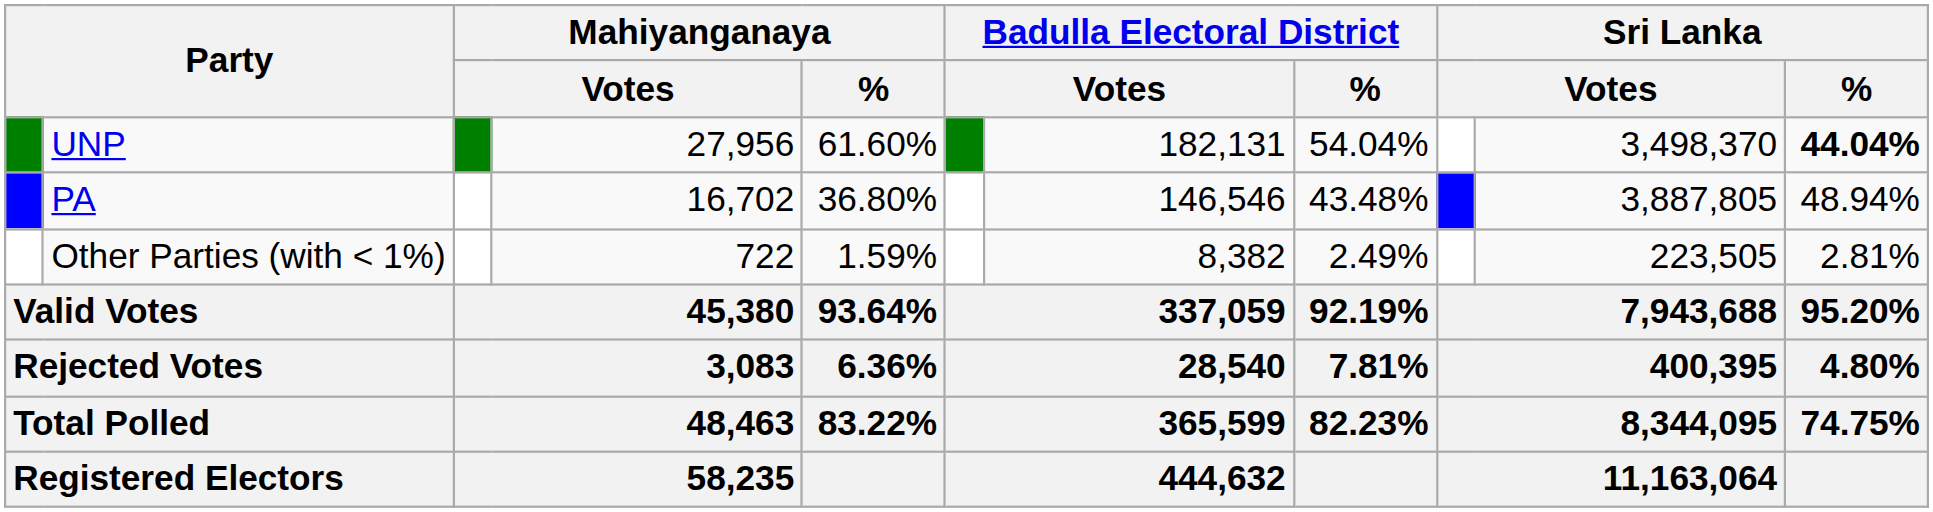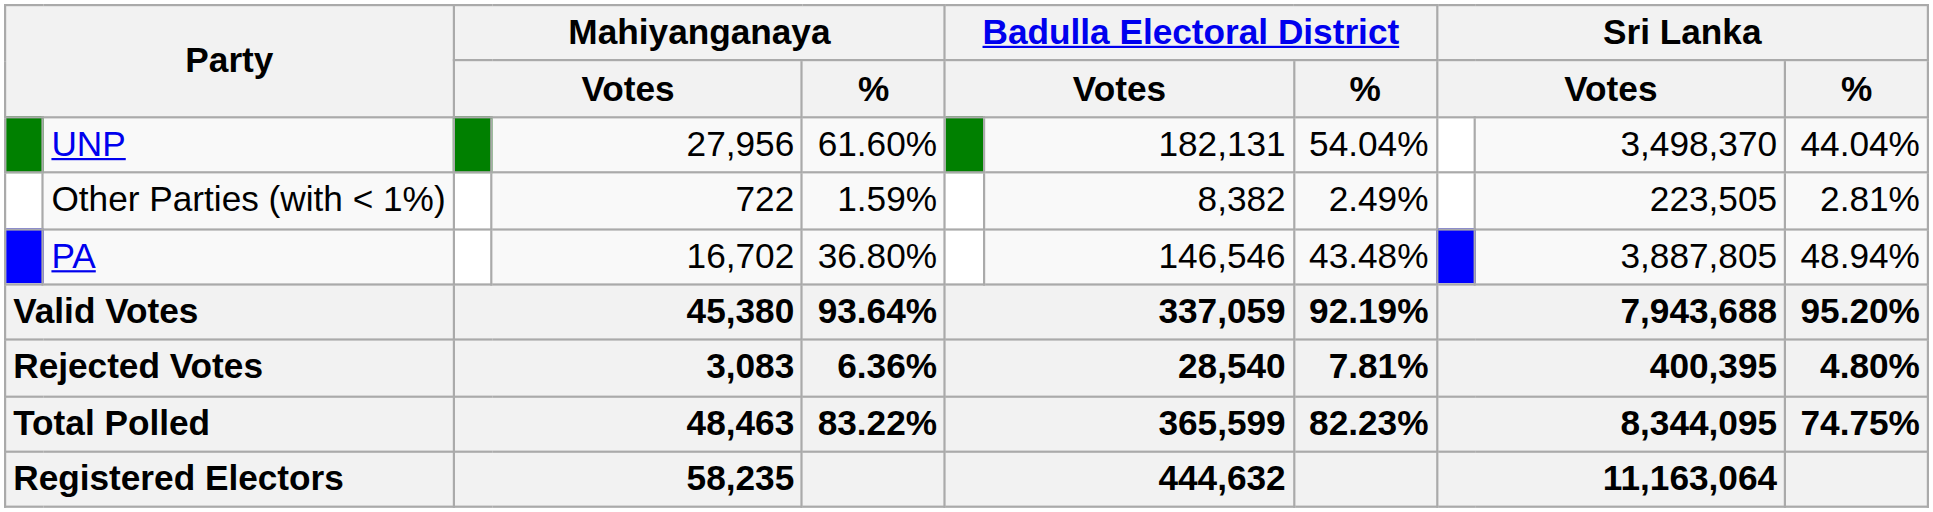(1860, 144) bold -> (1860, 144) normal
rows swapped: (74, 199) <-> (249, 255)
